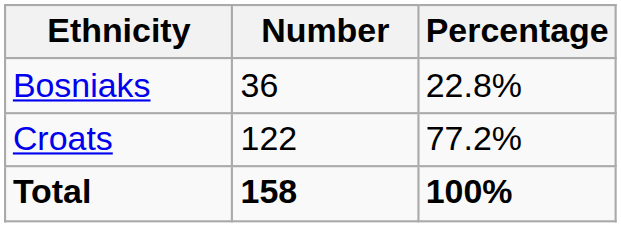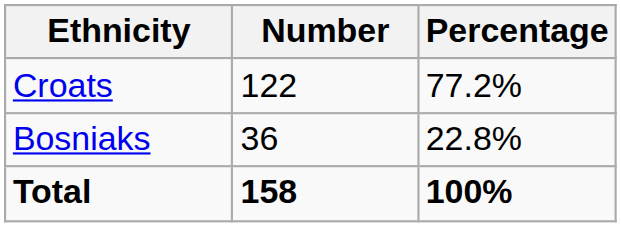rows swapped: (63, 138) <-> (82, 85)
